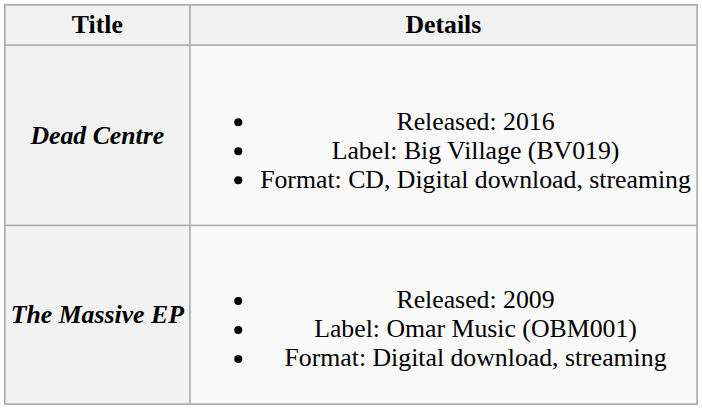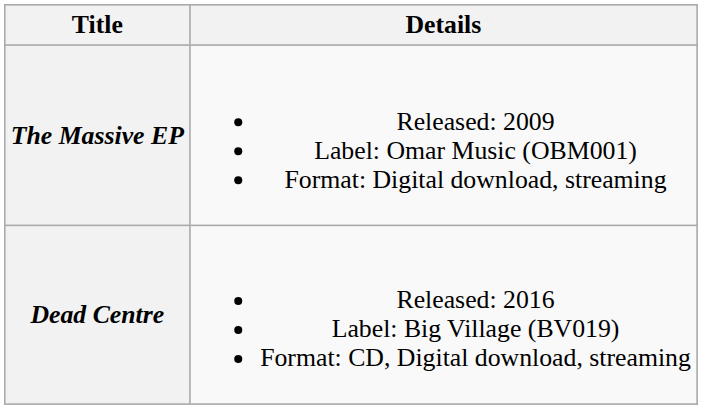rows swapped: (97, 314) <-> (97, 135)
